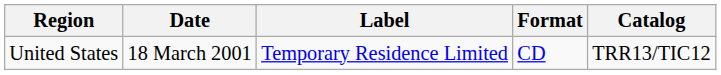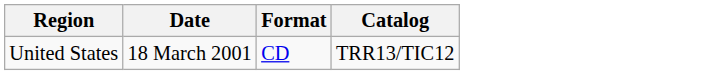- column: (385, 20)
